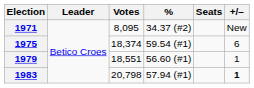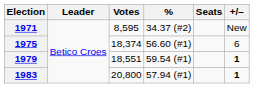(126, 28) 8,095 -> (126, 28) 8,595
(169, 43) 59.54 (#1) -> (169, 43) 56.60 (#1)
(169, 59) 56.60 (#1) -> (169, 59) 59.54 (#1)
(237, 59) normal -> (237, 59) bold
(126, 75) 20,798 -> (126, 75) 20,800
